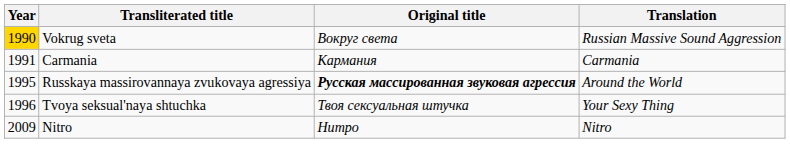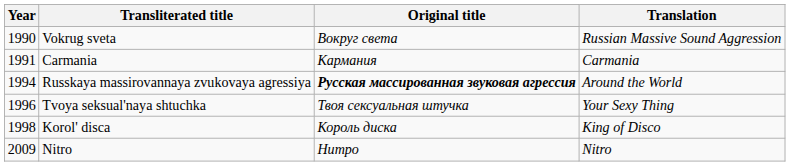(22, 37) gold background -> (22, 37) no background
(22, 82) 1995 -> (22, 82) 1994
+ row: (76, 127)
